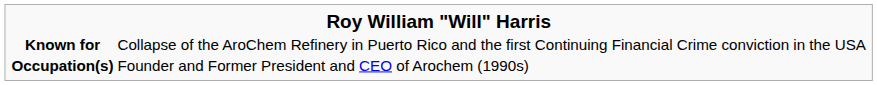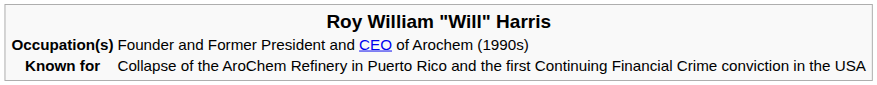rows swapped: (63, 65) <-> (63, 45)
